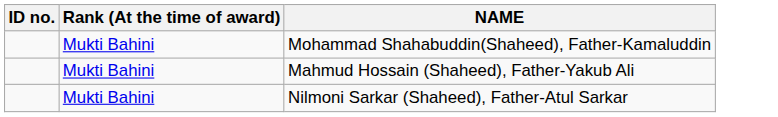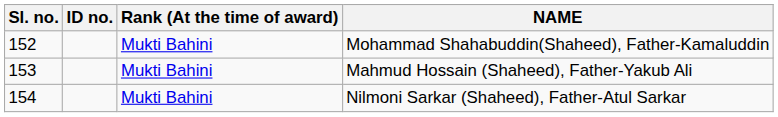+ column: (34, 17)
